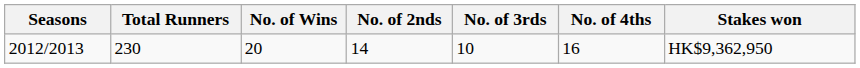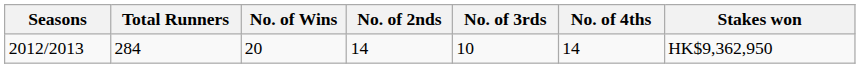(128, 48) 230 -> (128, 48) 284
(571, 48) 16 -> (571, 48) 14
